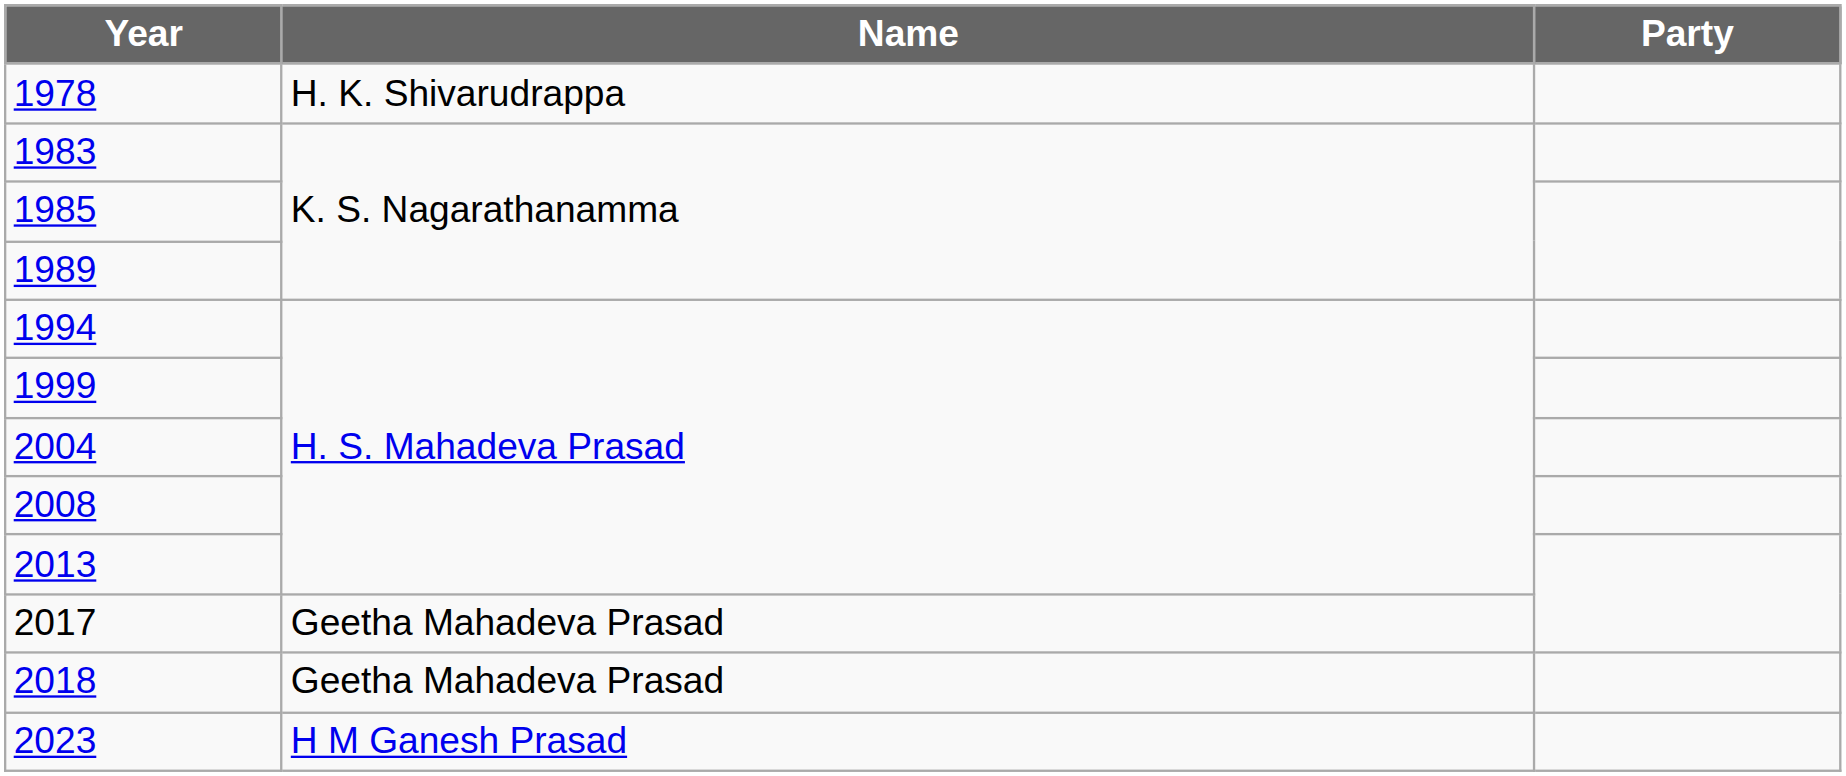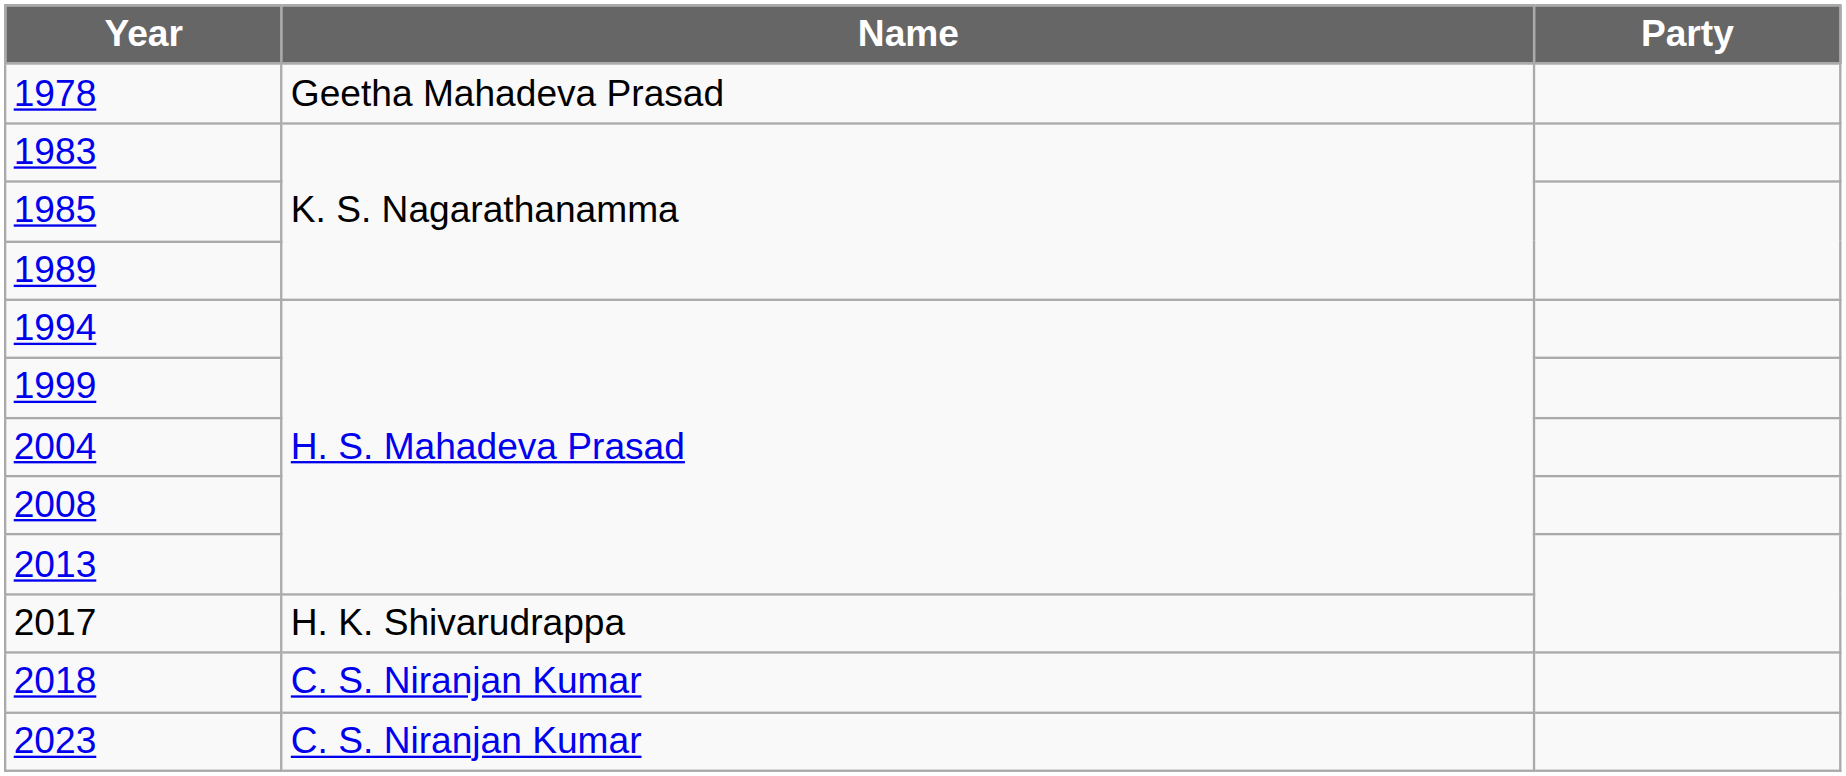(458, 92) H. K. Shivarudrappa -> (507, 92) Geetha Mahadeva Prasad
(507, 622) Geetha Mahadeva Prasad -> (458, 622) H. K. Shivarudrappa
(507, 681) Geetha Mahadeva Prasad -> (466, 681) C. S. Niranjan Kumar
(459, 740) H M Ganesh Prasad -> (466, 740) C. S. Niranjan Kumar
